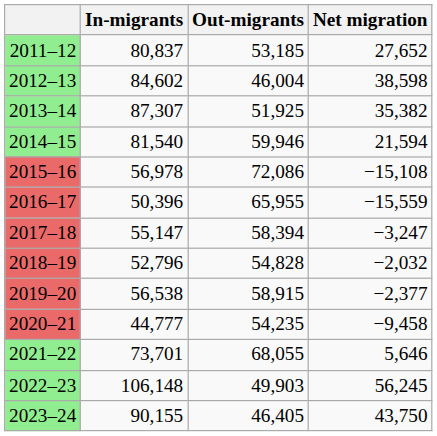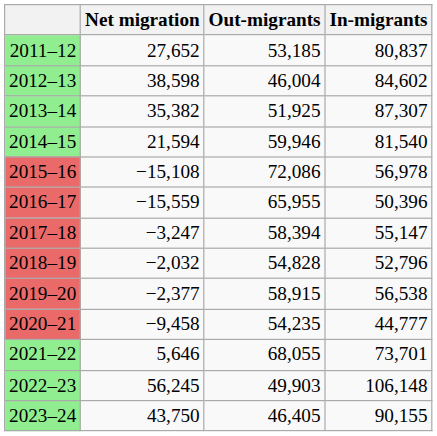columns swapped: (134, 19) <-> (370, 19)
